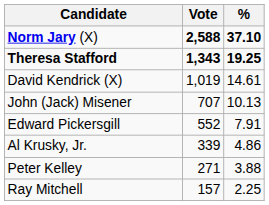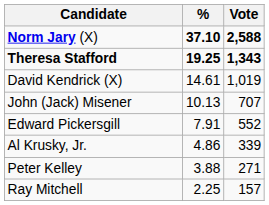columns swapped: (203, 15) <-> (244, 15)
